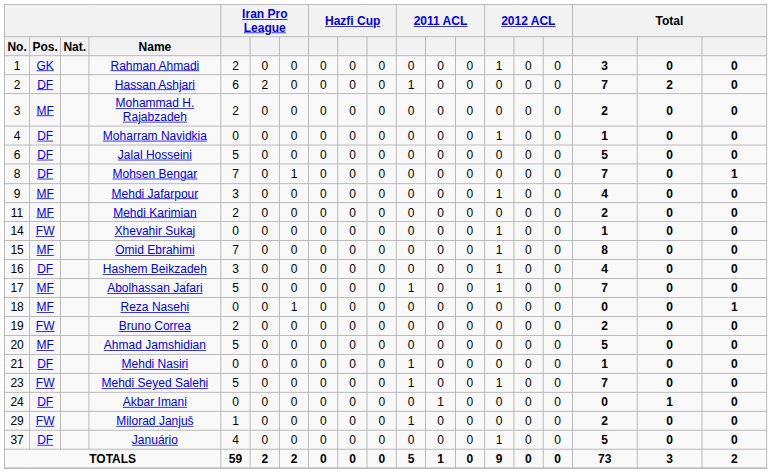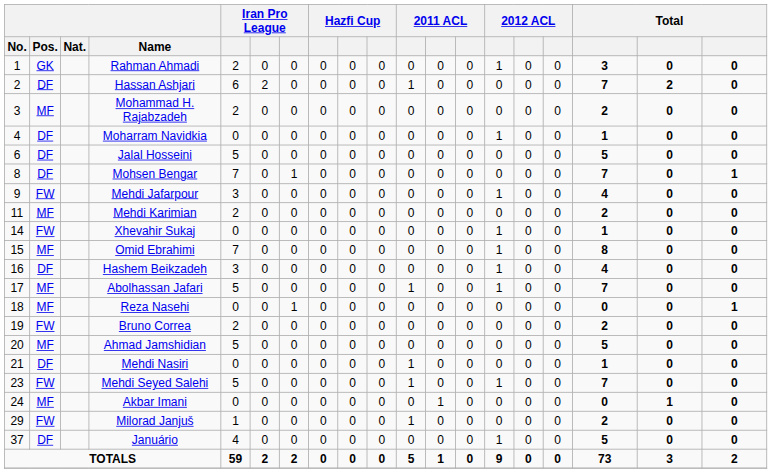(45, 193) MF -> (45, 193) FW
(45, 402) DF -> (45, 402) MF
